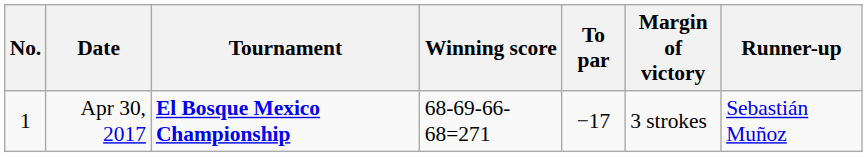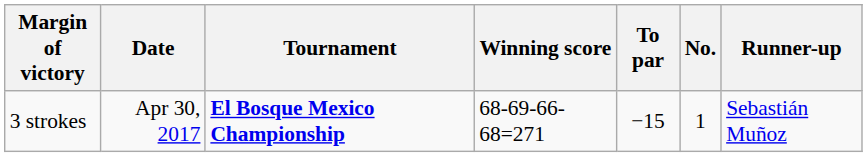columns swapped: (25, 47) <-> (673, 47)
(594, 121) −17 -> (648, 121) −15
